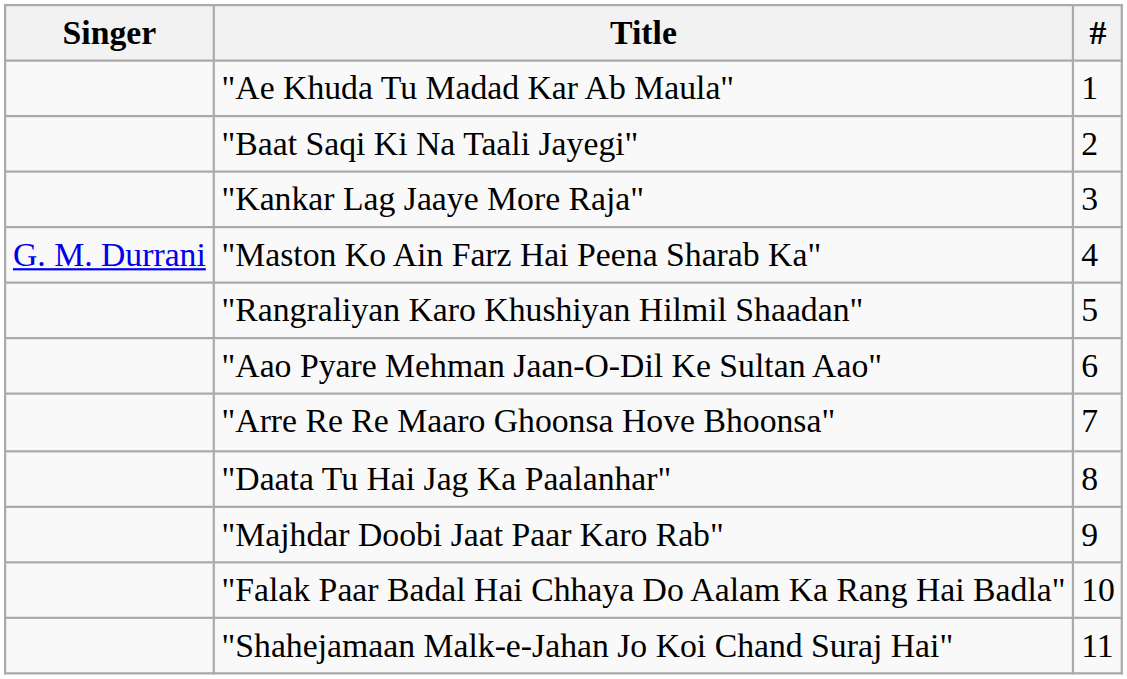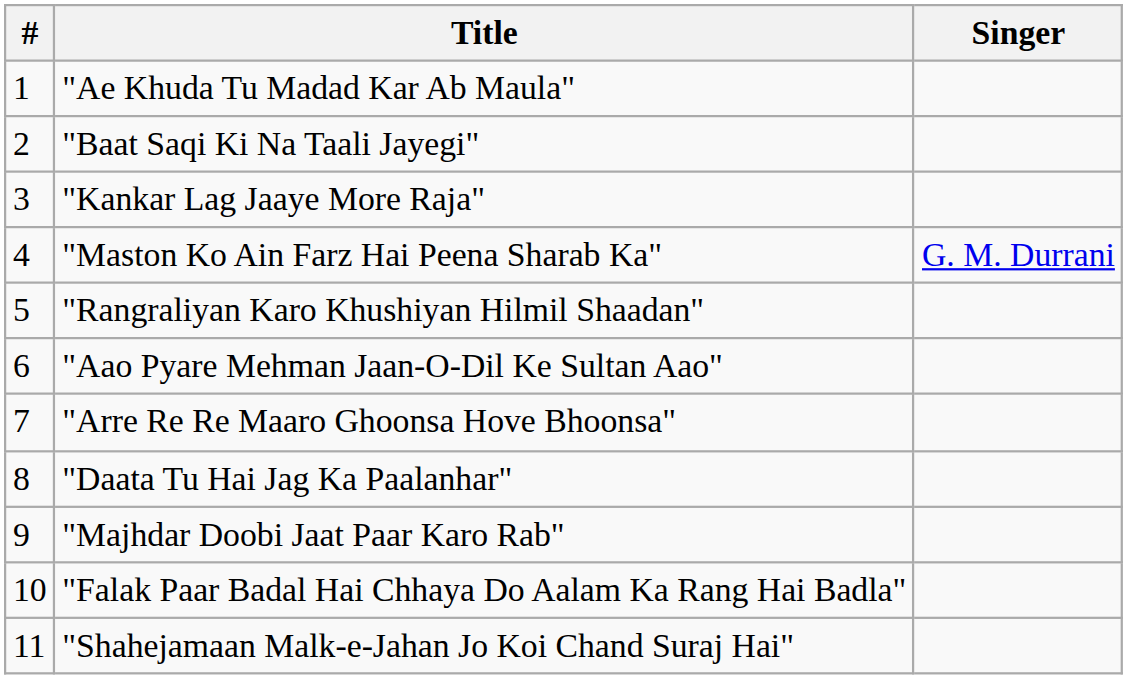columns swapped: (1098, 32) <-> (109, 32)
